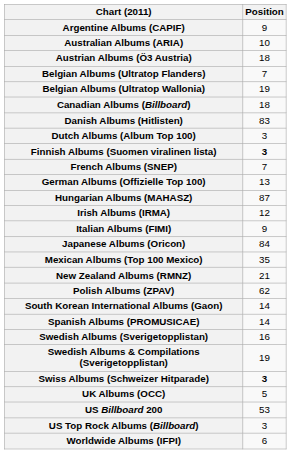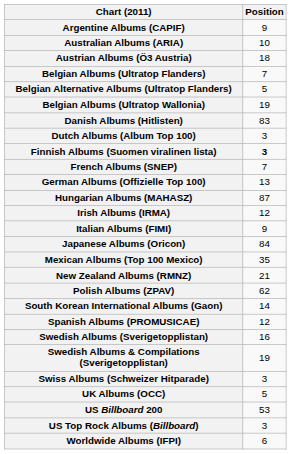+ row: (124, 89)
- row: (124, 105)
(265, 321) 14 -> (265, 321) 12
(265, 379) bold -> (265, 379) normal
